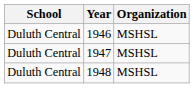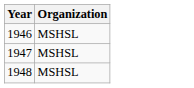- column: (44, 14)
